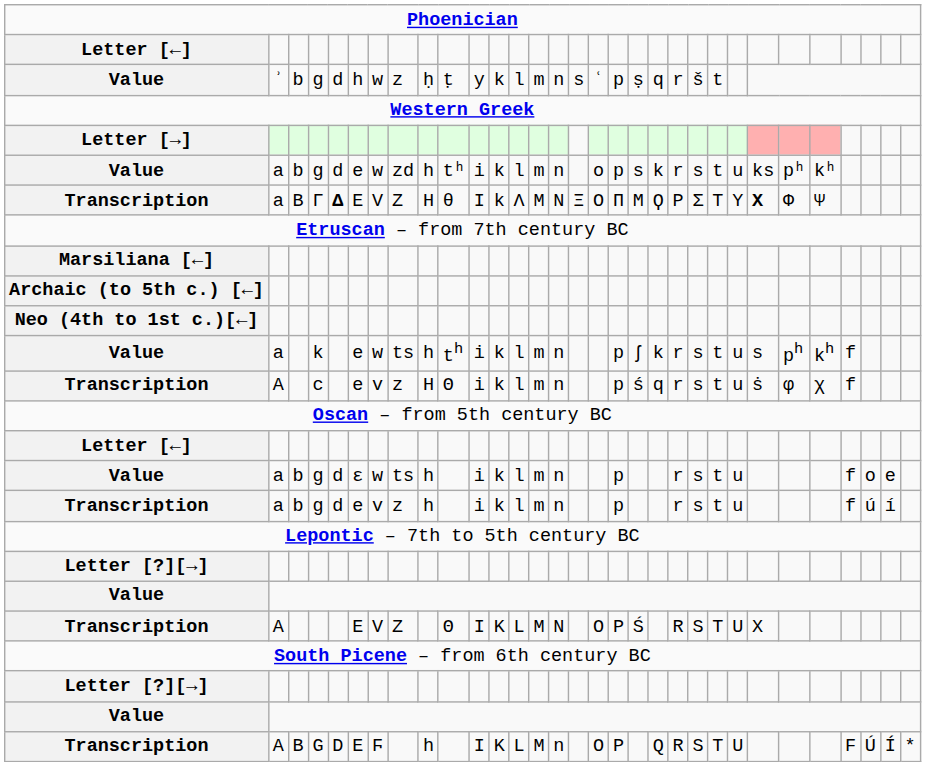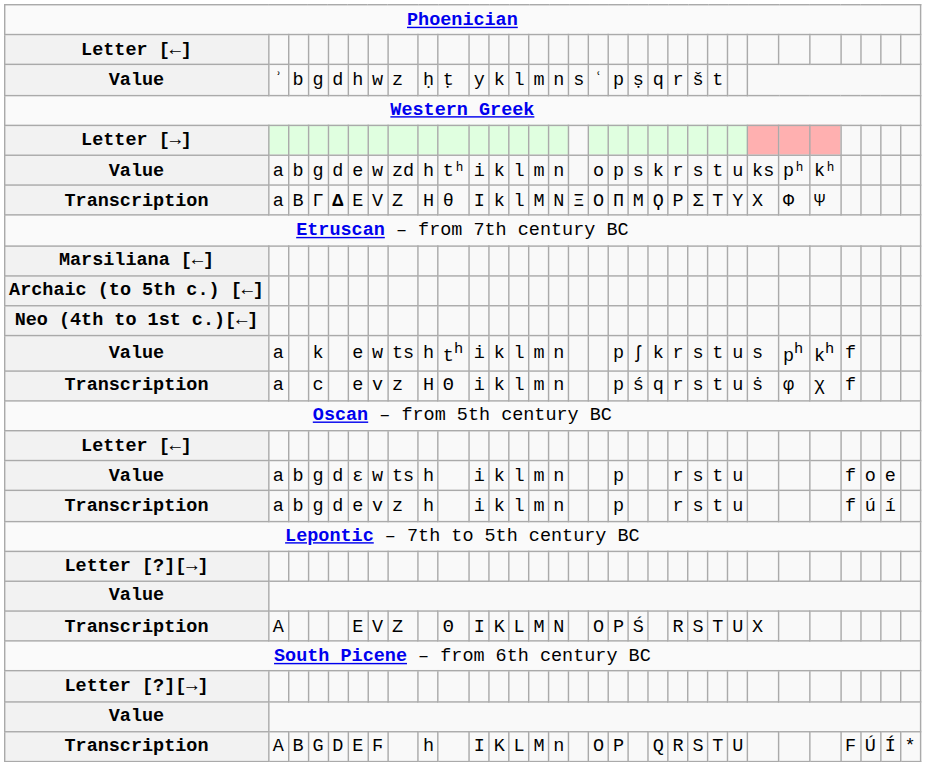(519, 200) Λ -> (519, 200) l
(758, 200) bold -> (758, 200) normal
(278, 386) A -> (278, 386) a
